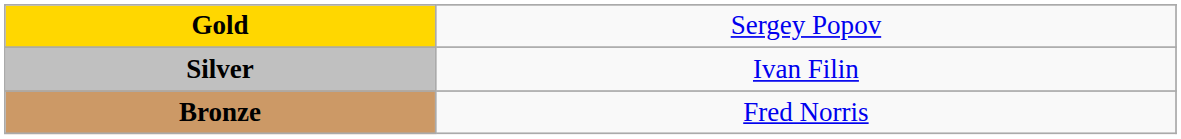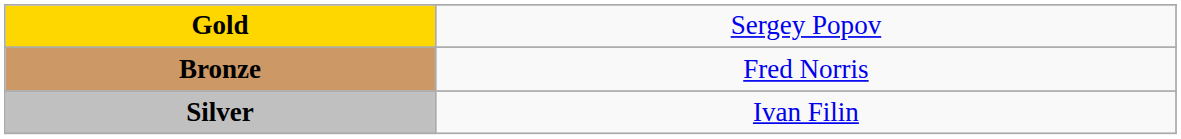rows swapped: (220, 68) <-> (220, 111)
